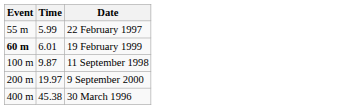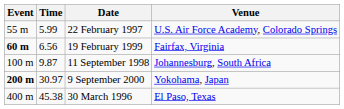+ column: (246, 12)
(48, 46) 6.01 -> (48, 46) 6.56
(20, 79) normal -> (20, 79) bold
(50, 79) 19.97 -> (51, 79) 30.97
